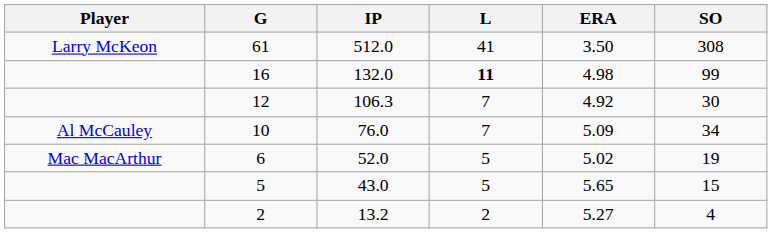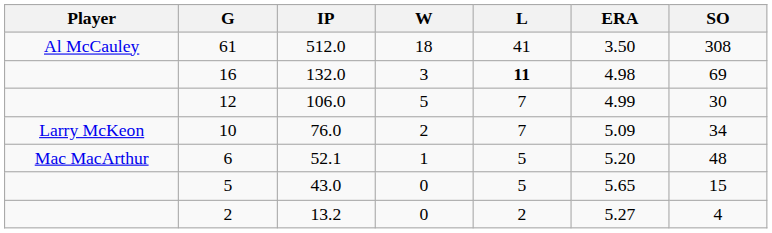+ column: (424, 18)
(105, 46) Larry McKeon -> (92, 46) Al McCauley
(711, 74) 99 -> (718, 74) 69
(373, 102) 106.3 -> (326, 102) 106.0
(598, 102) 4.92 -> (620, 102) 4.99
(105, 130) Al McCauley -> (92, 130) Larry McKeon
(373, 158) 52.0 -> (326, 158) 52.1
(598, 158) 5.02 -> (620, 158) 5.20
(711, 158) 19 -> (718, 158) 48
